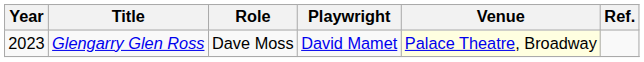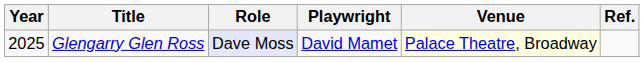(26, 43) 2023 -> (26, 43) 2025
(253, 43) no background -> (253, 43) lavender background
